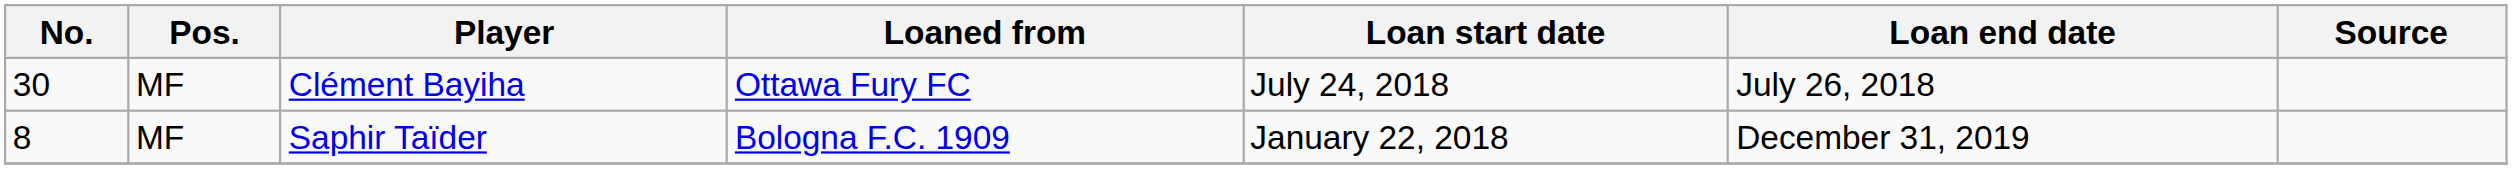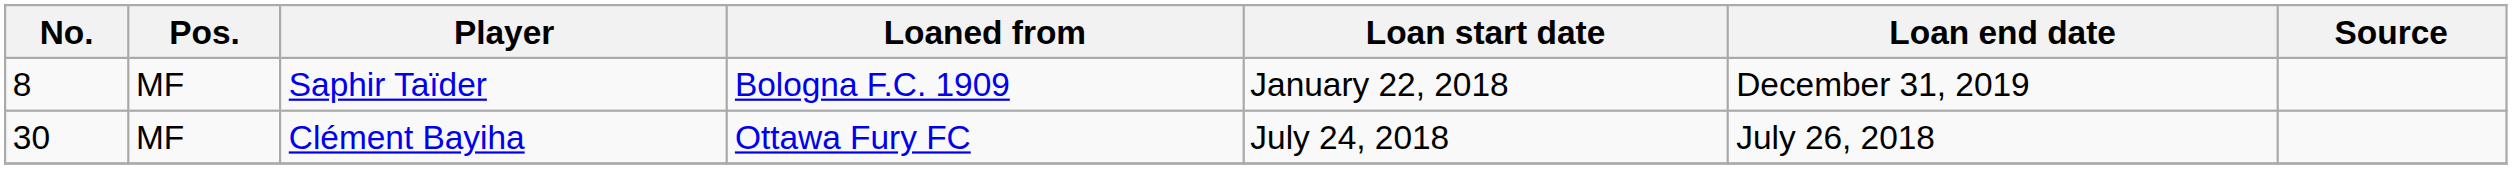rows swapped: (388, 138) <-> (407, 85)
